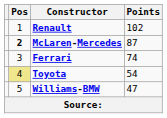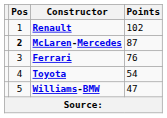(132, 59) 74 -> (132, 59) 76
(20, 74) khaki background -> (20, 74) no background
